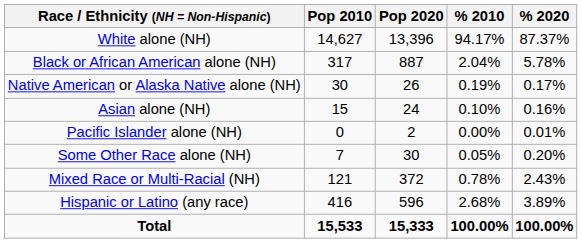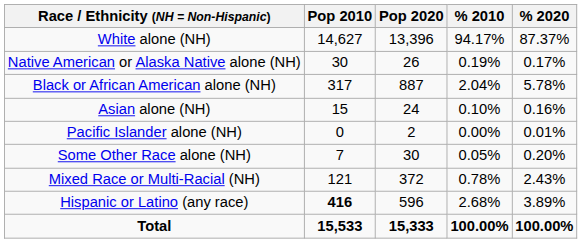rows swapped: (154, 62) <-> (154, 86)
(340, 202) normal -> (340, 202) bold
